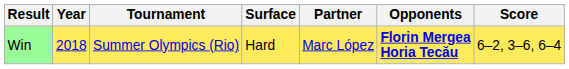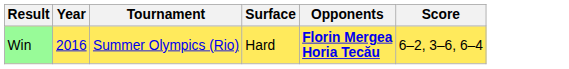- column: (338, 15)
(71, 44) 2018 -> (71, 44) 2016
